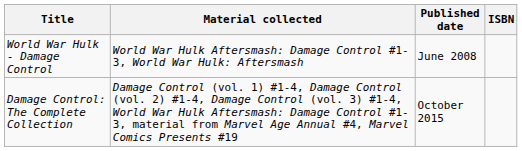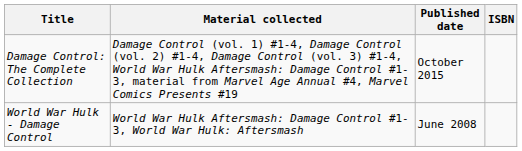rows swapped: (53, 56) <-> (56, 112)
